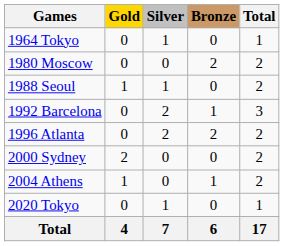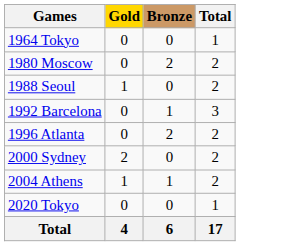- column: (165, 16)
